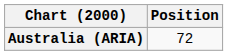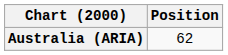(185, 39) 72 -> (185, 39) 62
